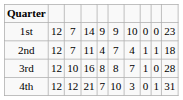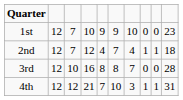(89, 32) 14 -> (89, 32) 10
(89, 50) 11 -> (89, 50) 12
(146, 68) 1 -> (146, 68) 0
(146, 87) 0 -> (146, 87) 1
